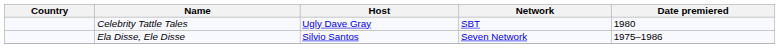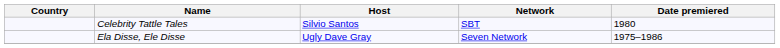(337, 24) Ugly Dave Gray -> (330, 24) Silvio Santos
(330, 37) Silvio Santos -> (337, 37) Ugly Dave Gray
